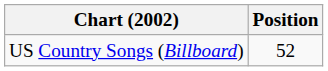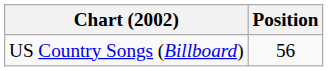(285, 50) 52 -> (285, 50) 56
